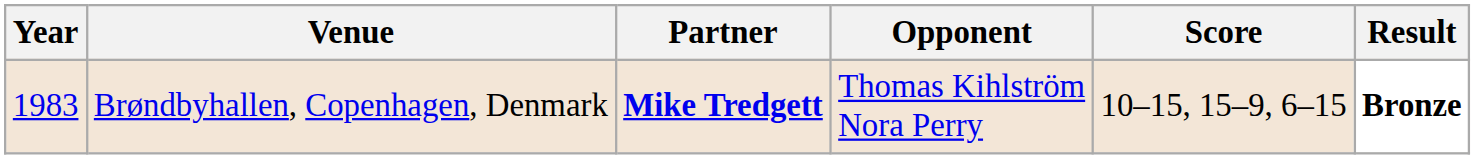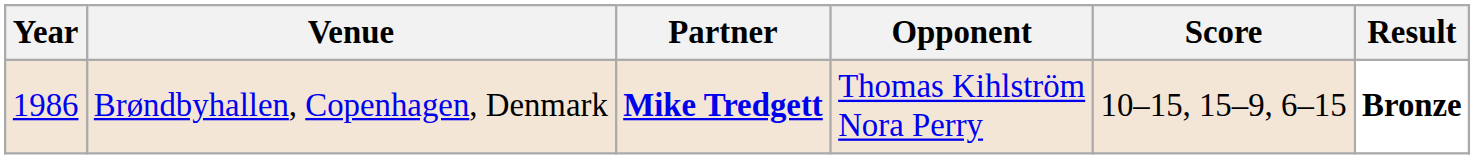(46, 105) 1983 -> (46, 105) 1986
